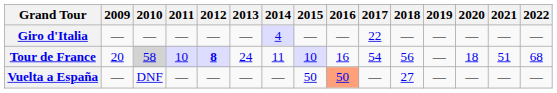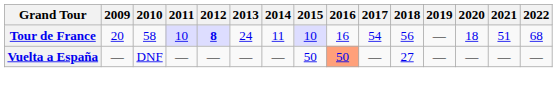- row: (53, 35)
(150, 56) lightgrey background -> (150, 35) no background
